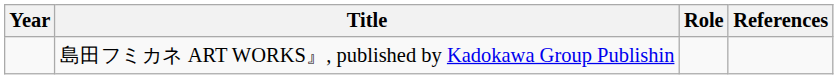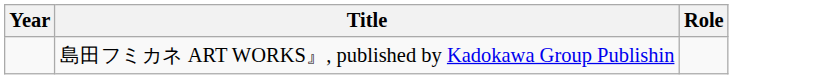- column: (781, 20)
